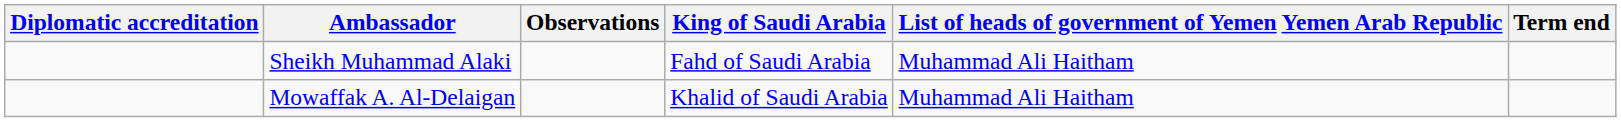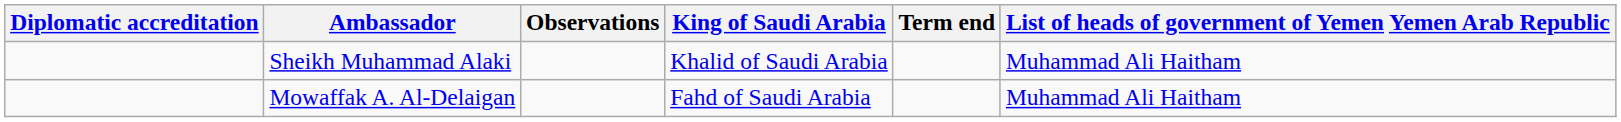columns swapped: (1201, 23) <-> (1562, 23)
(771, 60) Fahd of Saudi Arabia -> (779, 60) Khalid of Saudi Arabia
(779, 97) Khalid of Saudi Arabia -> (771, 97) Fahd of Saudi Arabia
